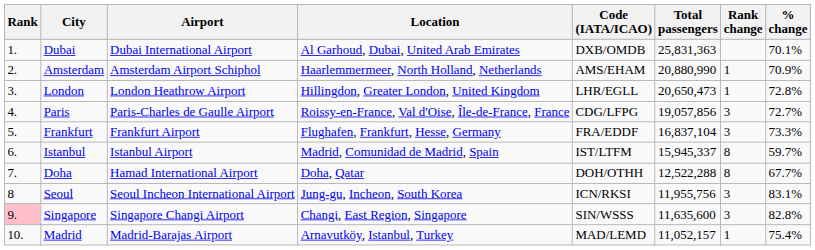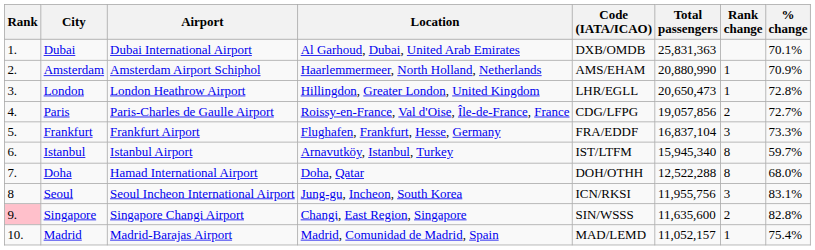(727, 111) 3 -> (727, 111) 2
(400, 152) Madrid, Comunidad de Madrid, Spain -> (377, 152) Arnavutköy, Istanbul, Turkey
(687, 152) 15,945,337 -> (687, 152) 15,945,340
(785, 173) 67.7% -> (785, 173) 68.0%
(727, 214) 3 -> (727, 214) 2
(377, 234) Arnavutköy, Istanbul, Turkey -> (400, 234) Madrid, Comunidad de Madrid, Spain
